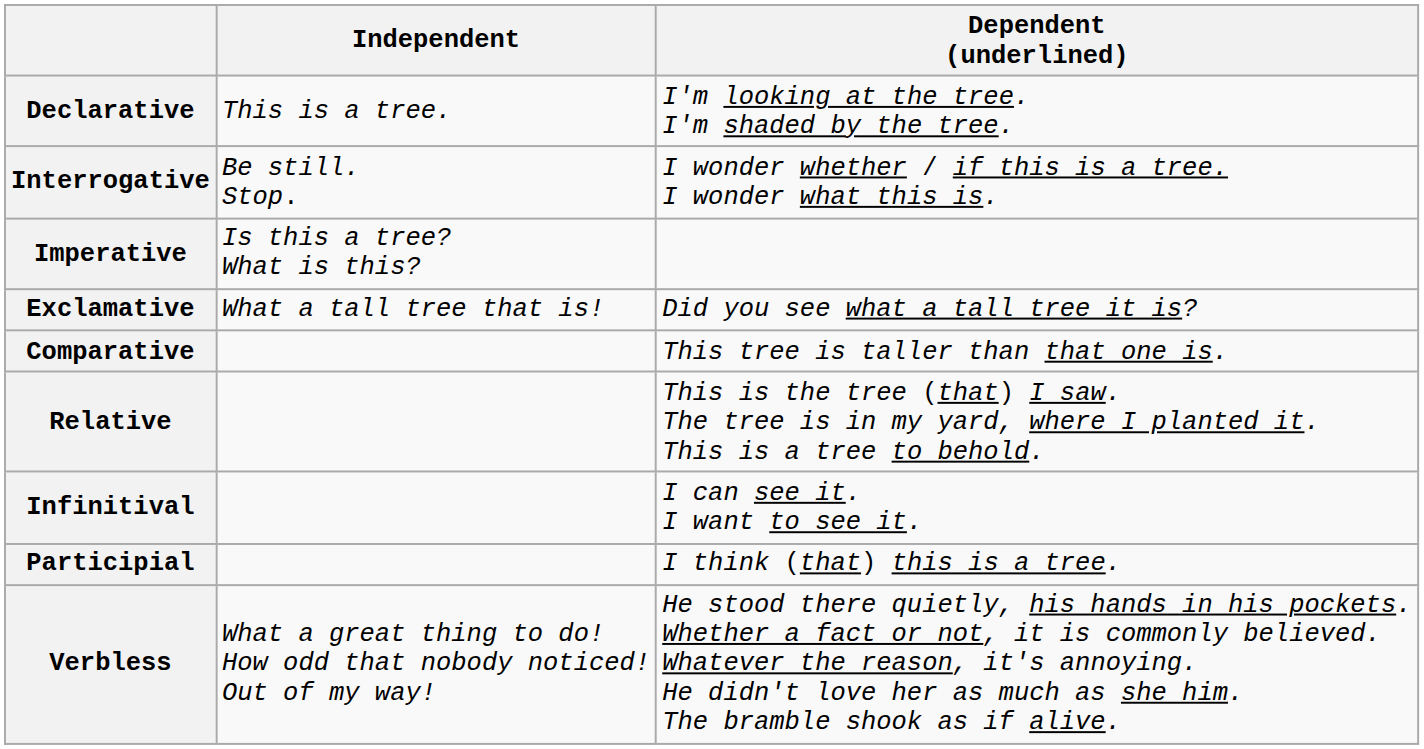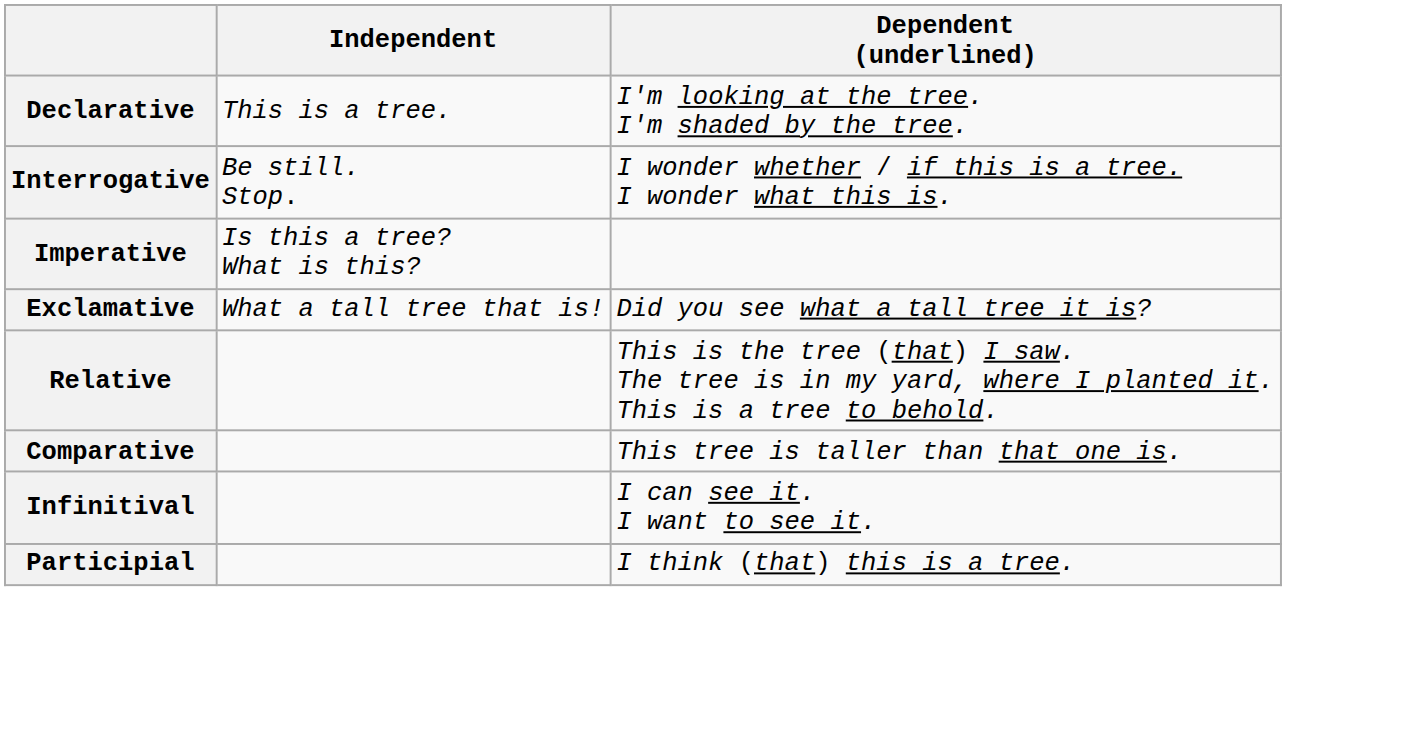rows swapped: (110, 422) <-> (110, 351)
- row: (110, 664)
